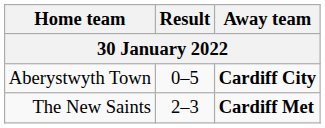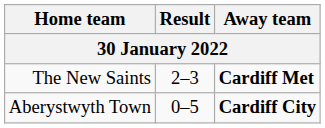rows swapped: (80, 78) <-> (92, 107)
